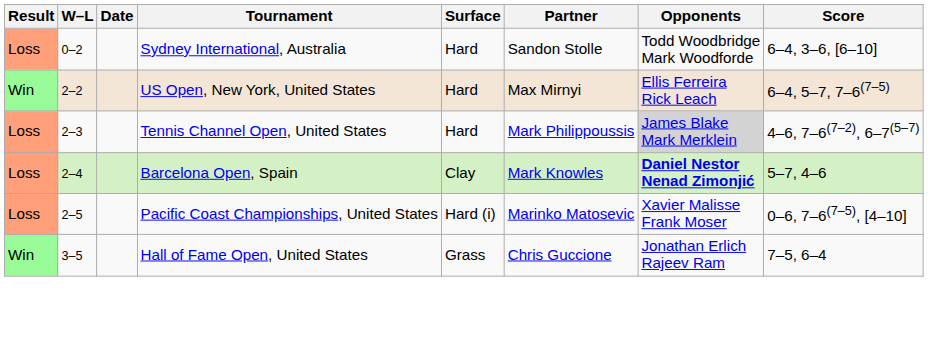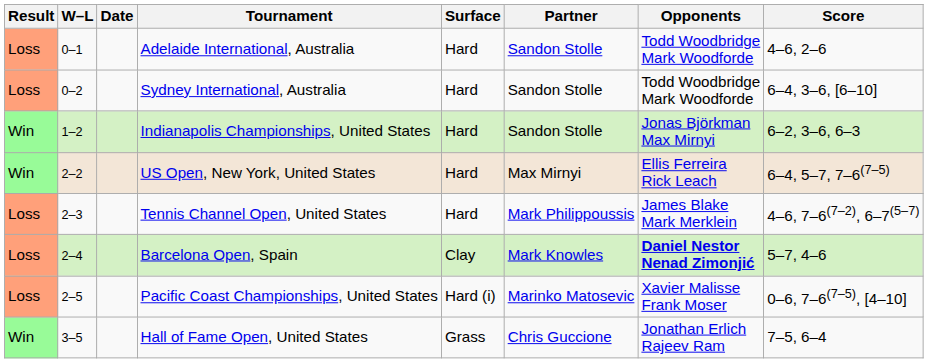+ row: (247, 49)
+ row: (285, 131)
(689, 131) lightgrey background -> (689, 214) no background
